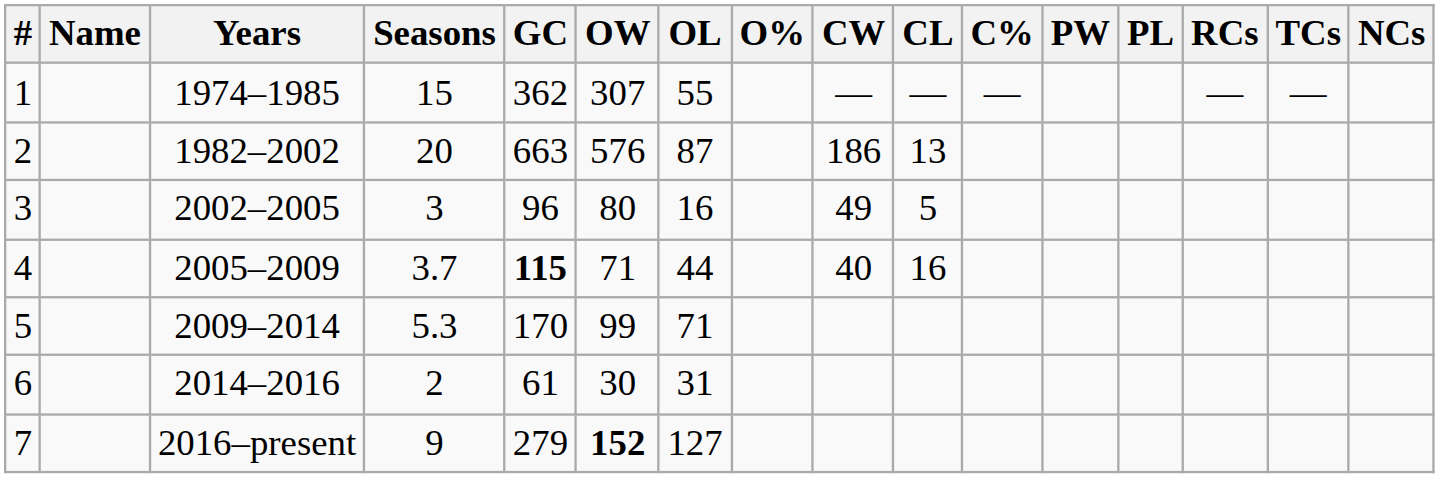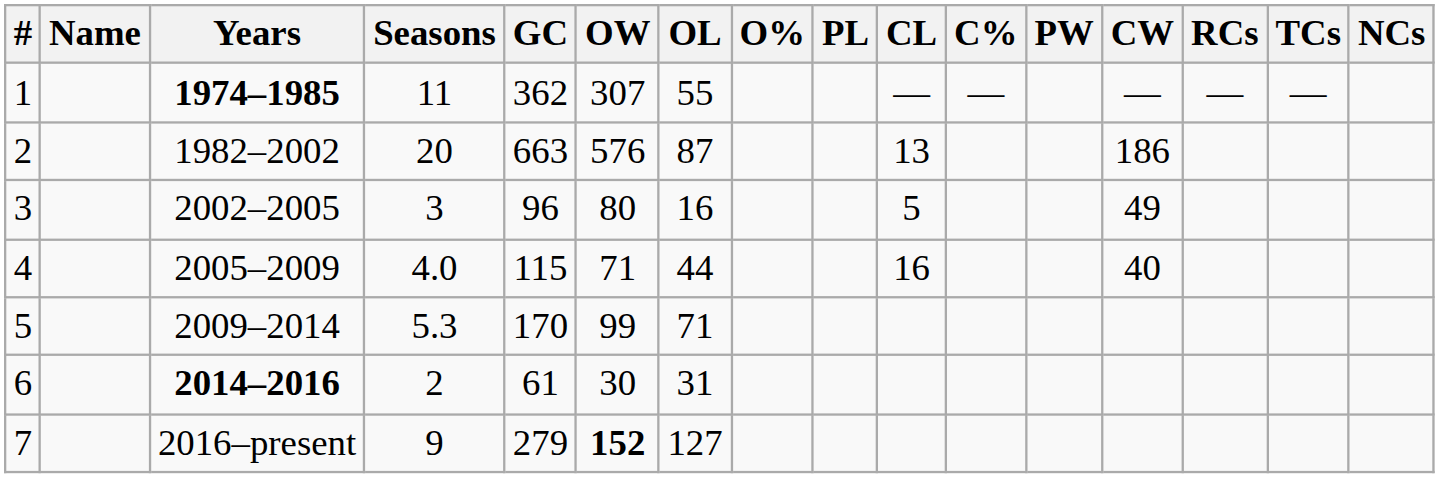columns swapped: (854, 33) <-> (1151, 33)
(257, 92) normal -> (257, 92) bold
(434, 92) 15 -> (434, 92) 11
(434, 267) 3.7 -> (434, 267) 4.0
(540, 267) bold -> (540, 267) normal
(257, 383) normal -> (257, 383) bold
